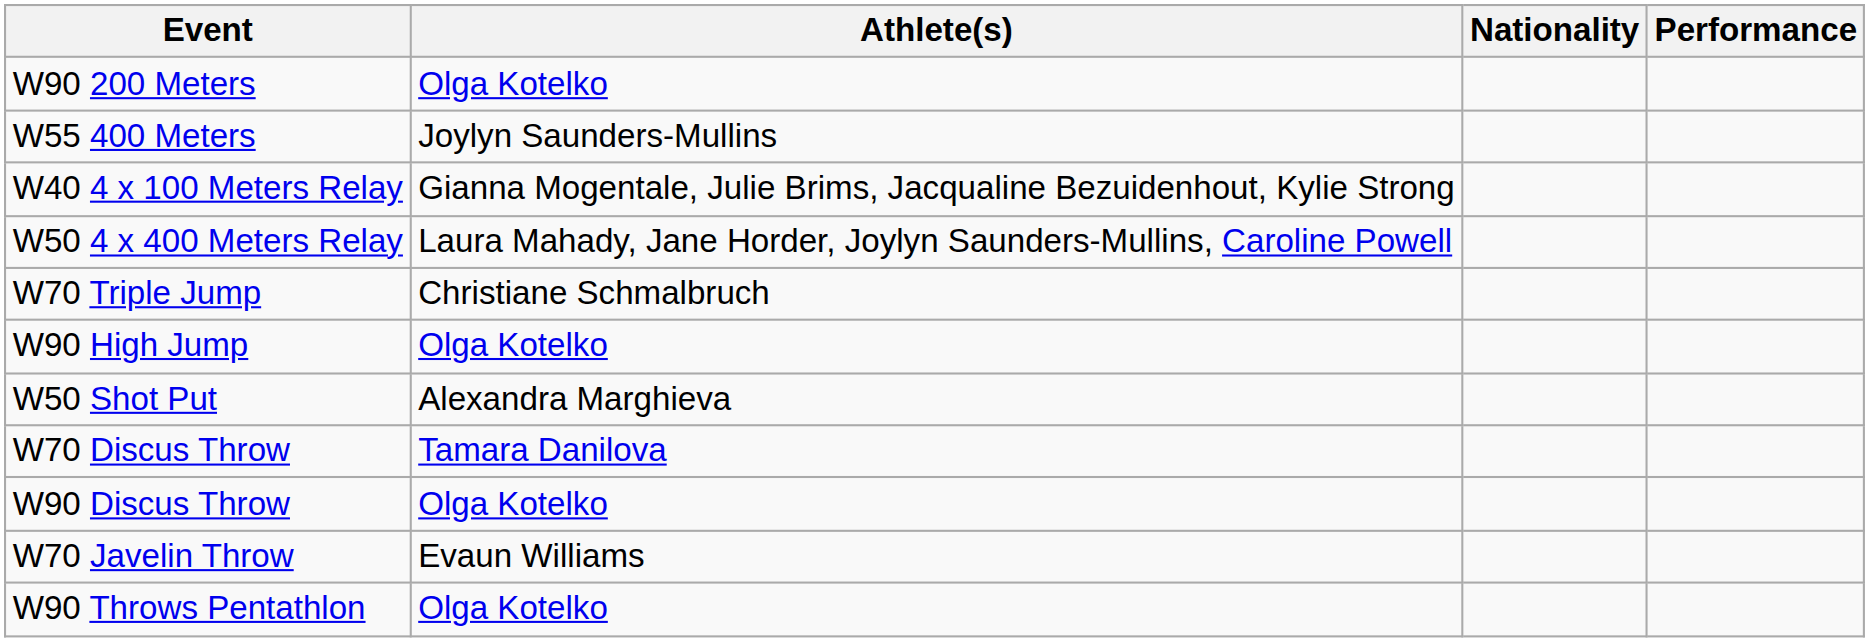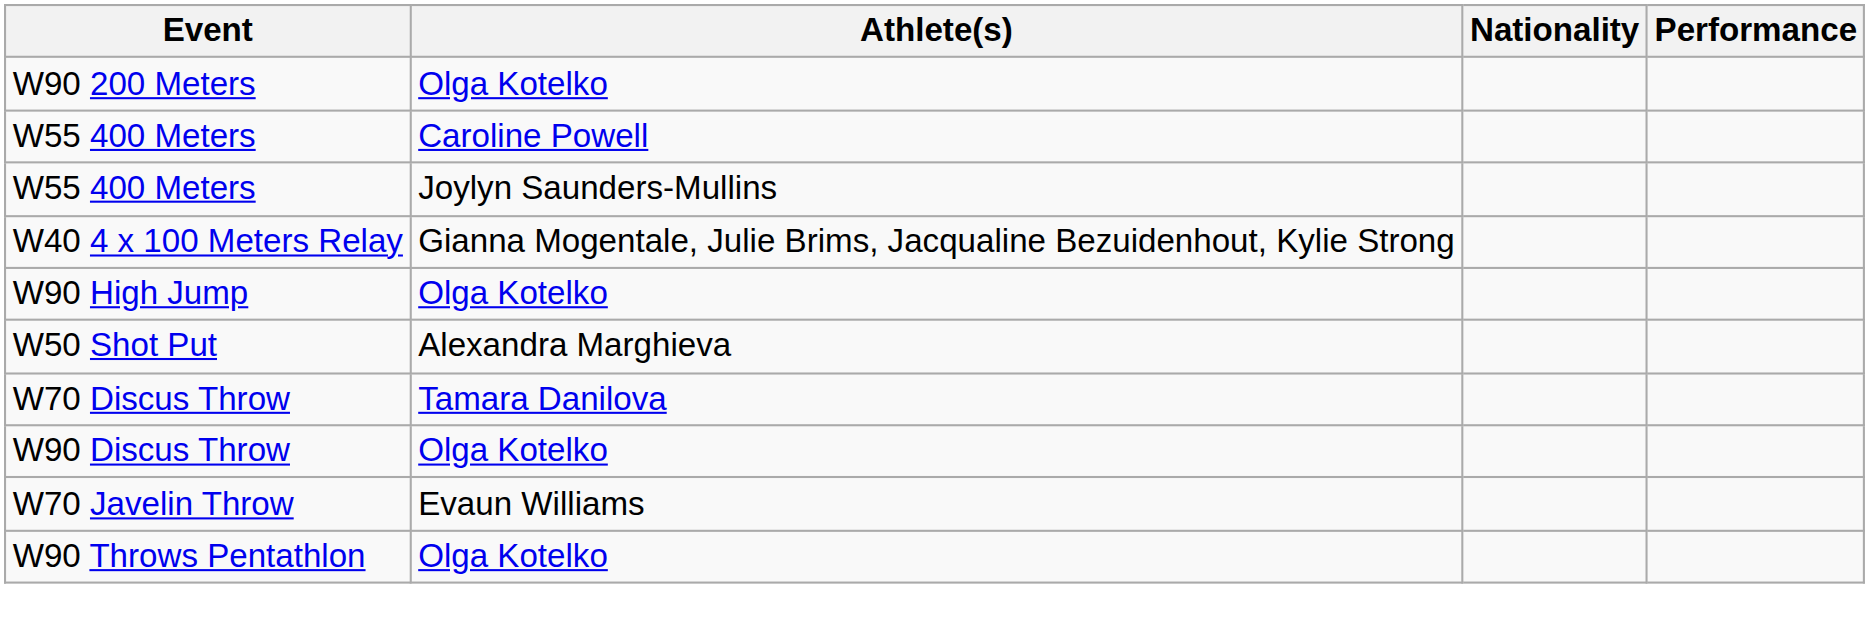+ row: (134, 135)
- row: (208, 240)
- row: (137, 293)
